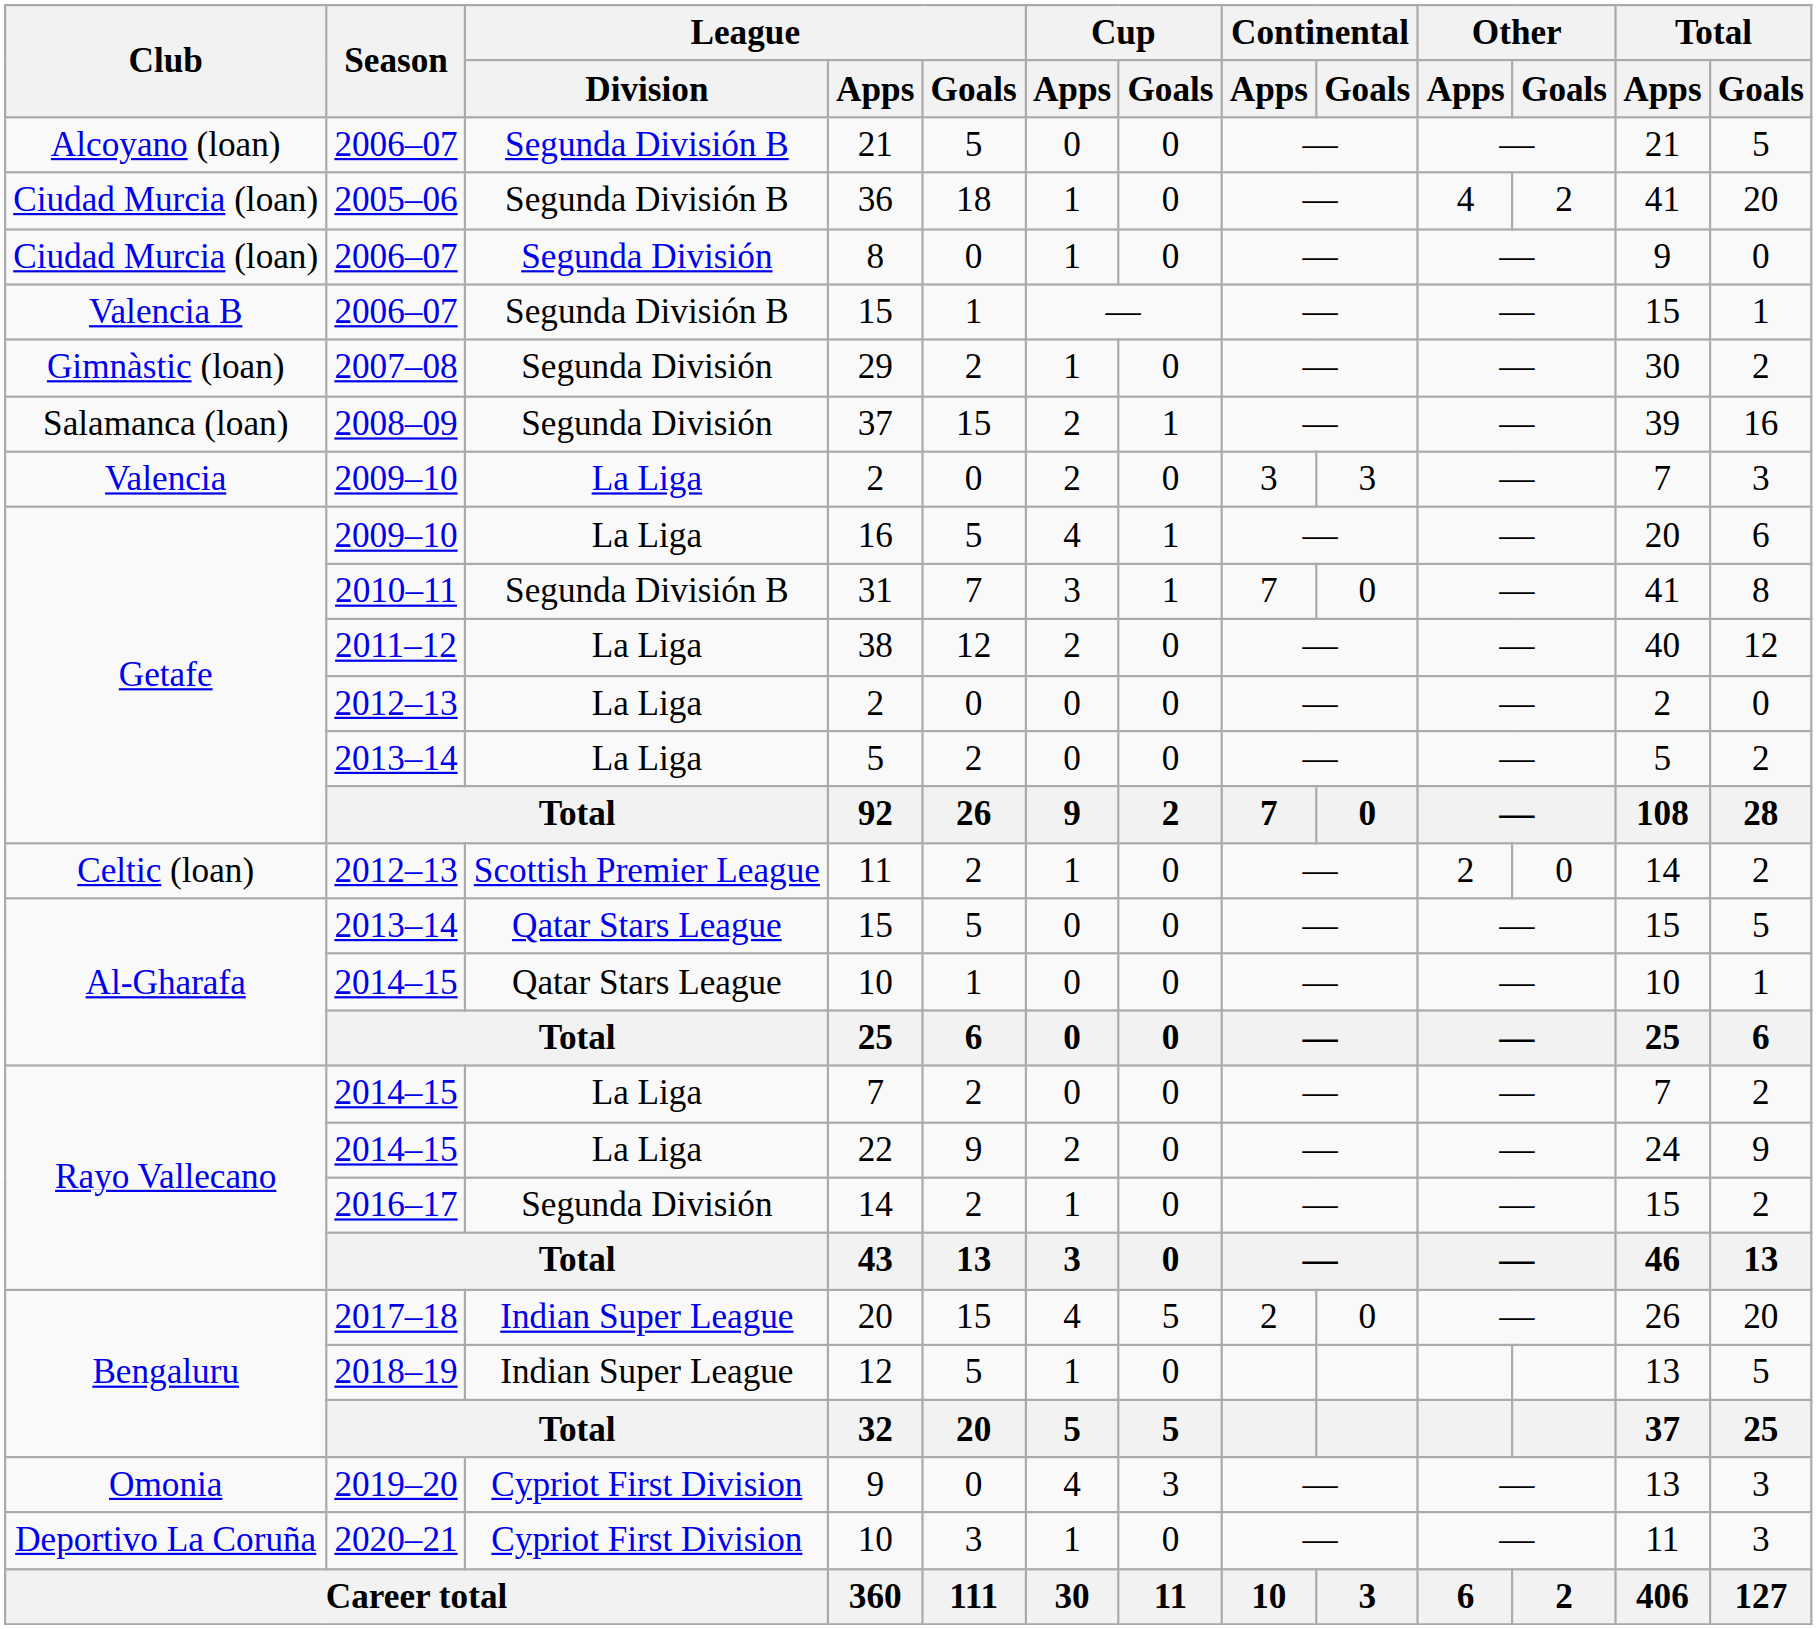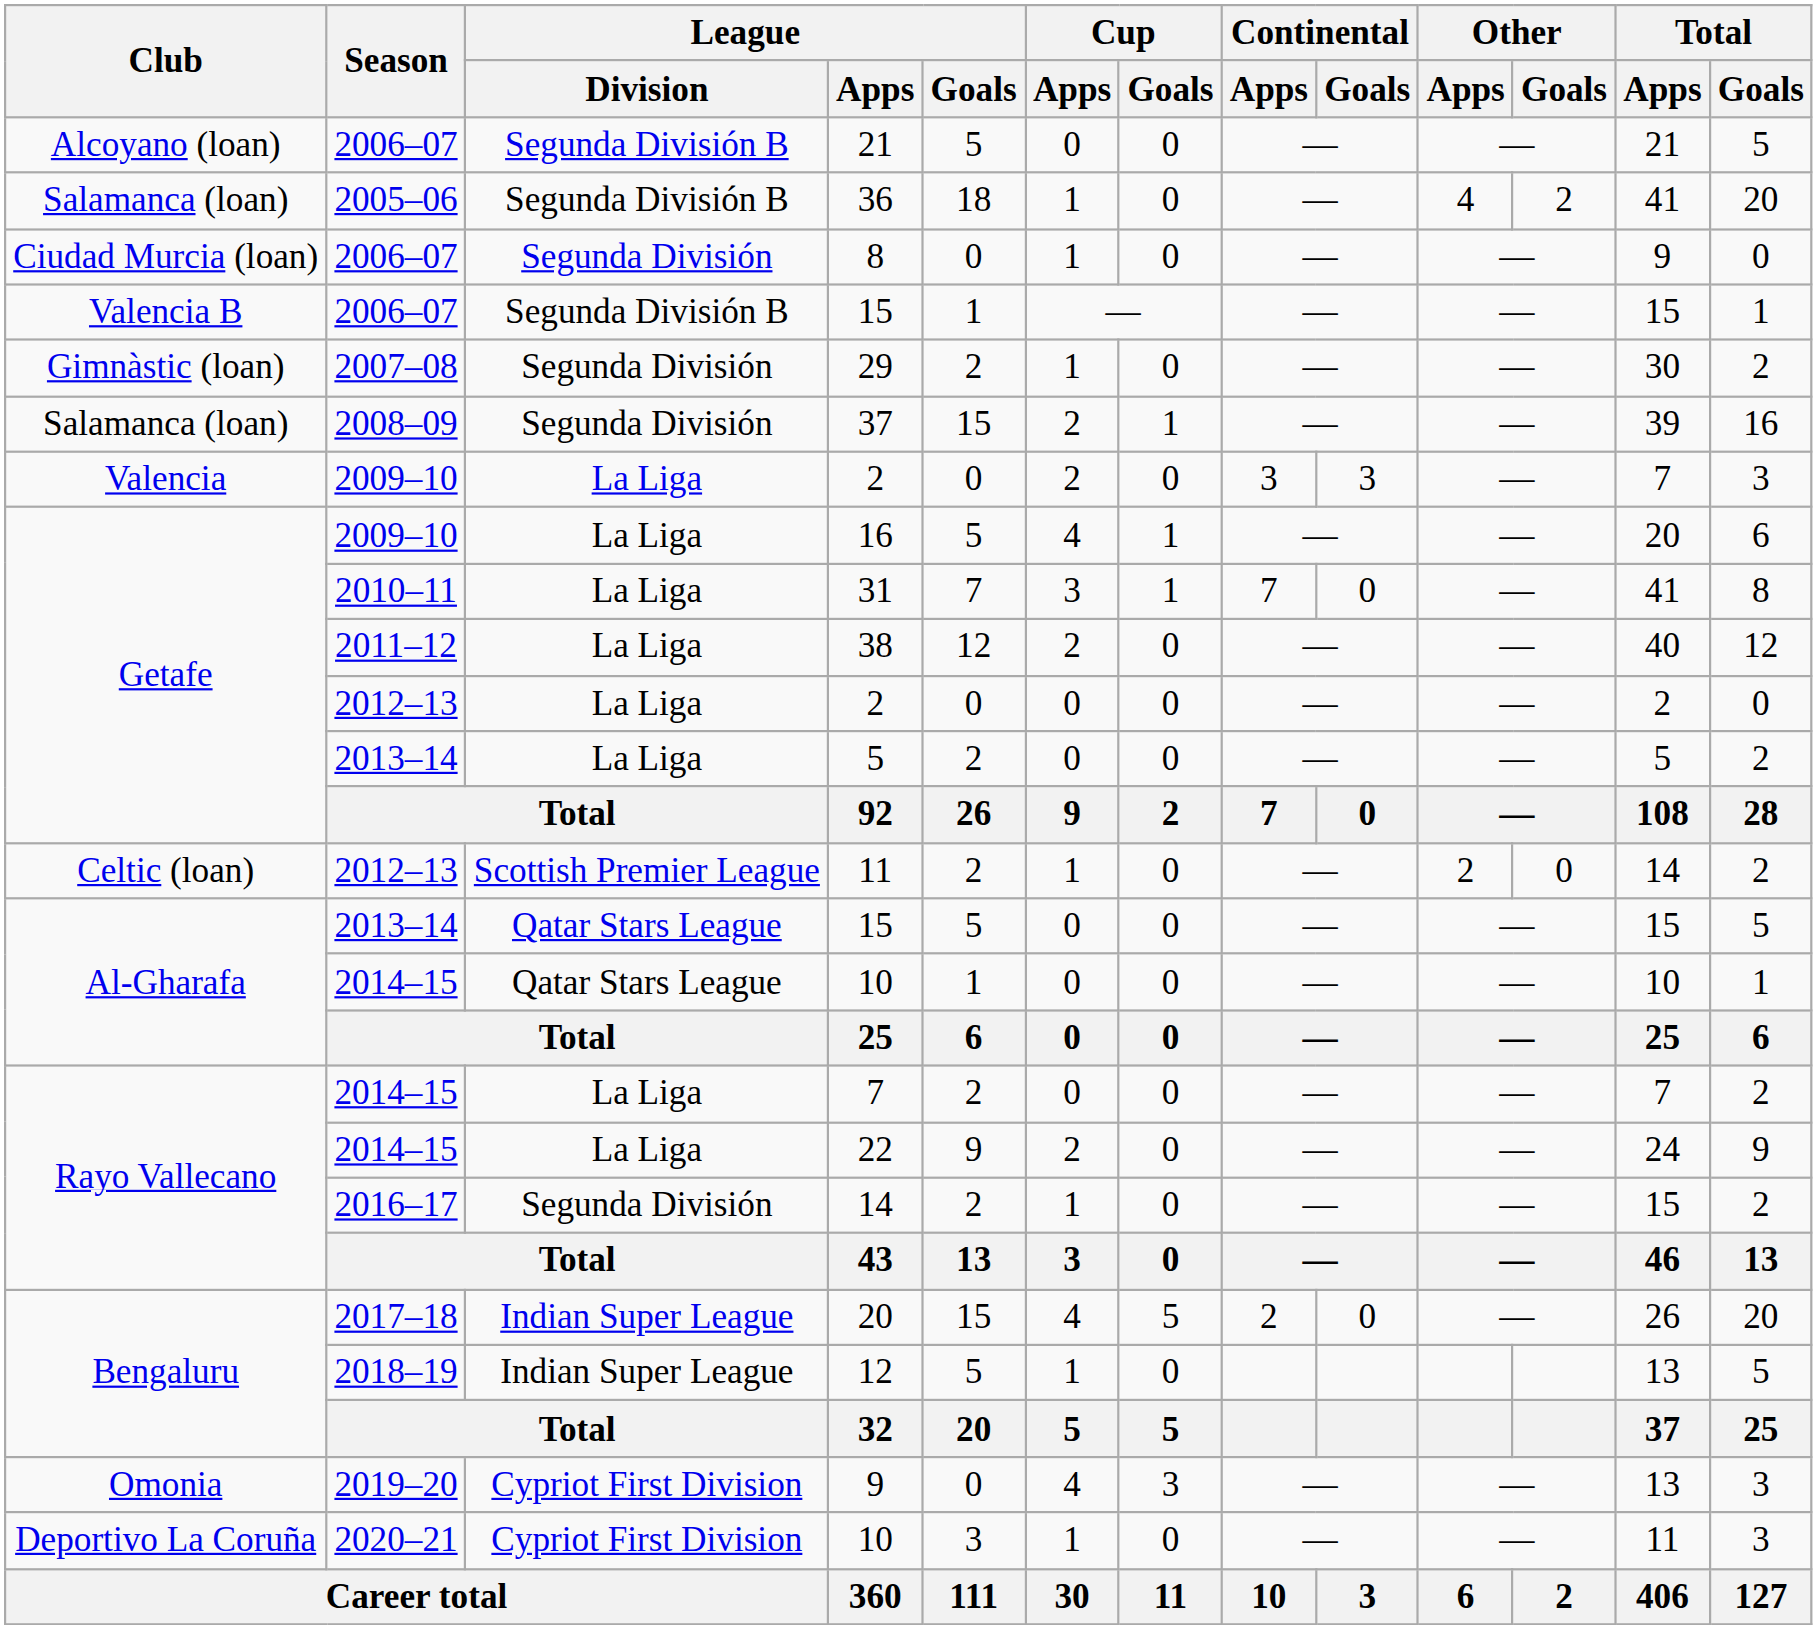(166, 199) Ciudad Murcia (loan) -> (166, 199) Salamanca (loan)
(647, 590) Segunda División B -> (647, 590) La Liga
